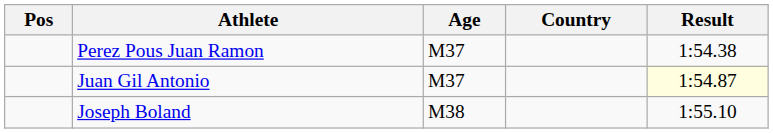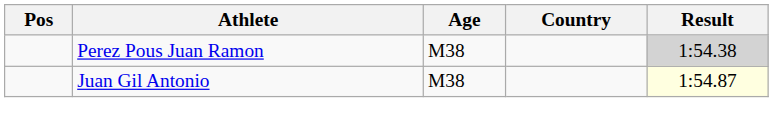(446, 50) M37 -> (446, 50) M38
(707, 50) no background -> (707, 50) lightgrey background
(446, 81) M37 -> (446, 81) M38
- row: (134, 111)
